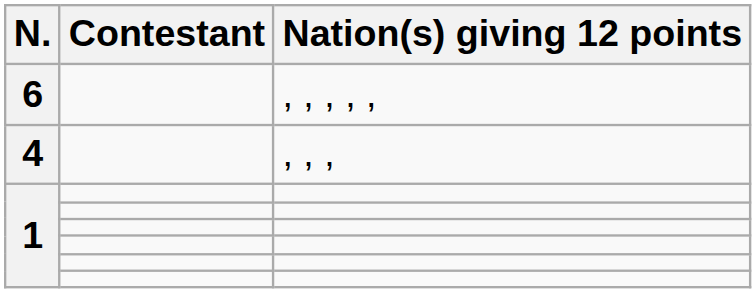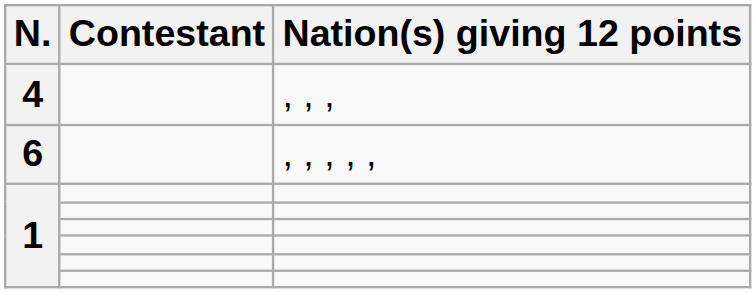rows swapped: (33, 93) <-> (33, 153)
